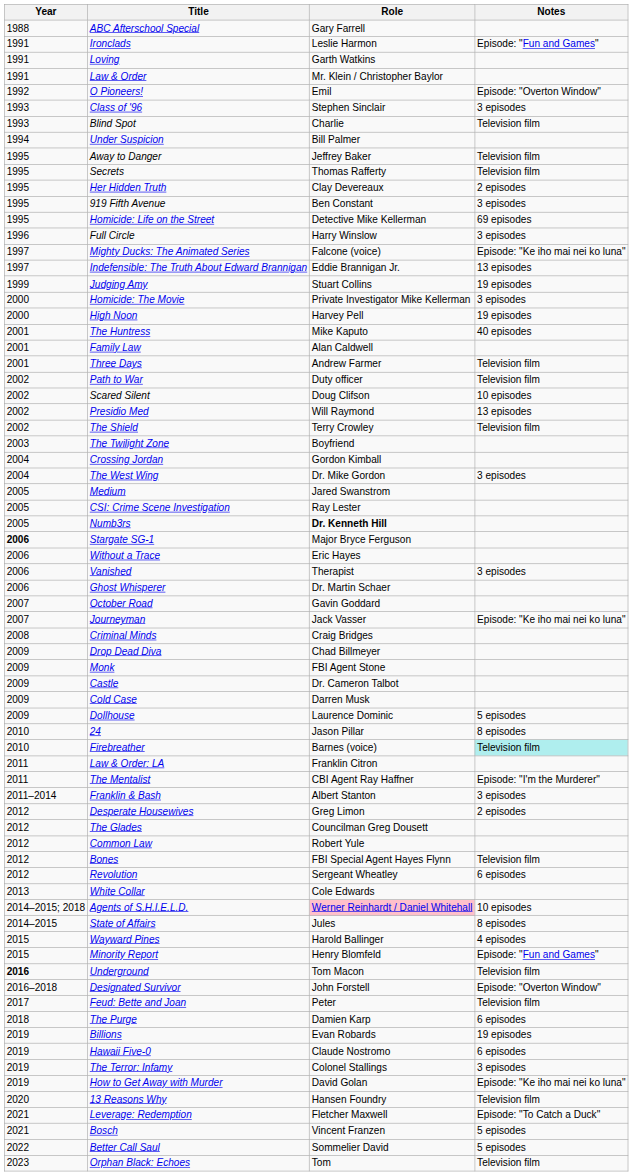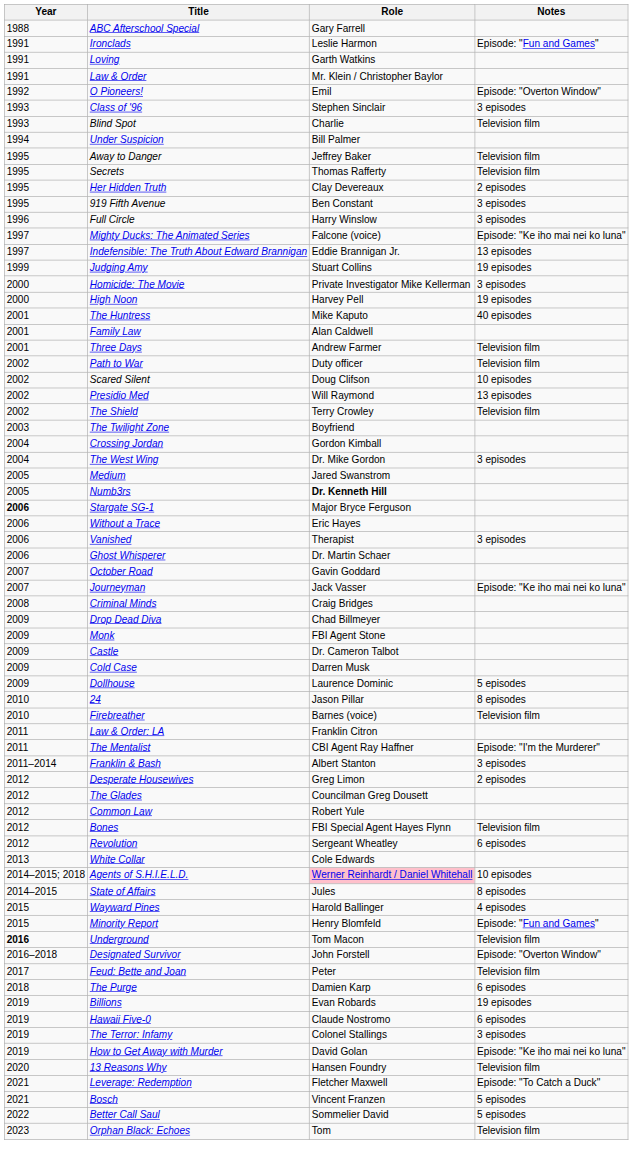- row: (152, 220)
- row: (160, 508)
(508, 747) paleturquoise background -> (508, 715) no background
